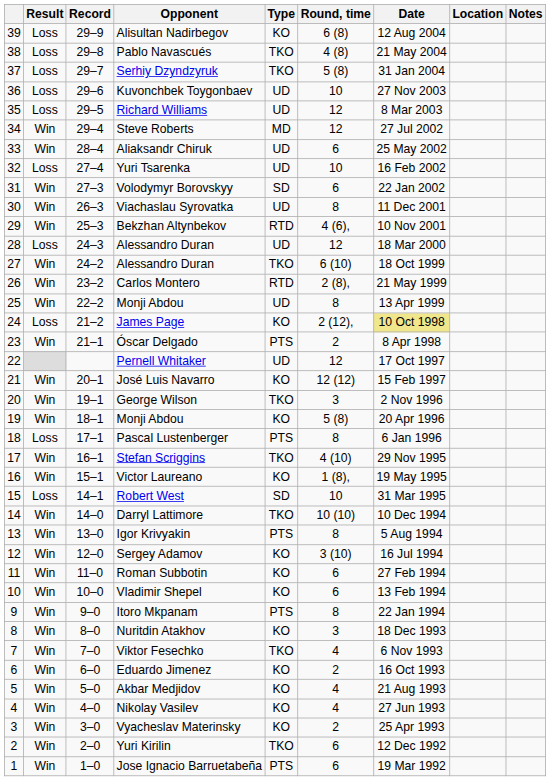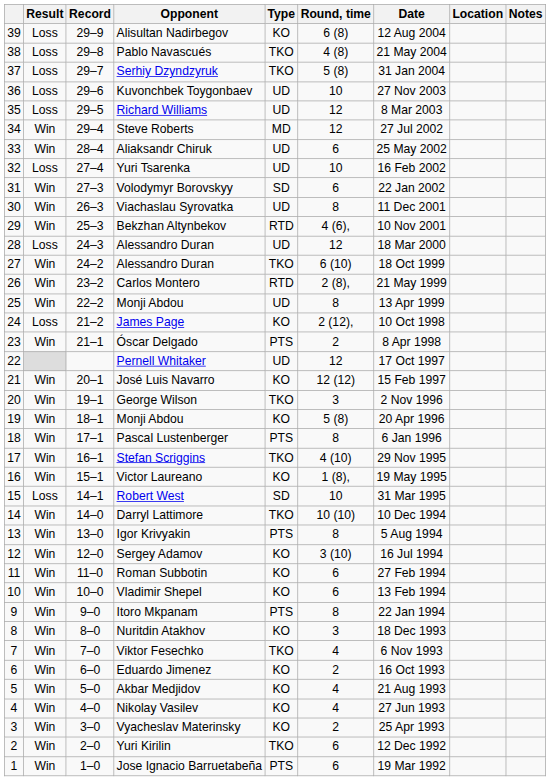(412, 322) khaki background -> (412, 322) no background
(45, 438) Loss -> (45, 438) Win
